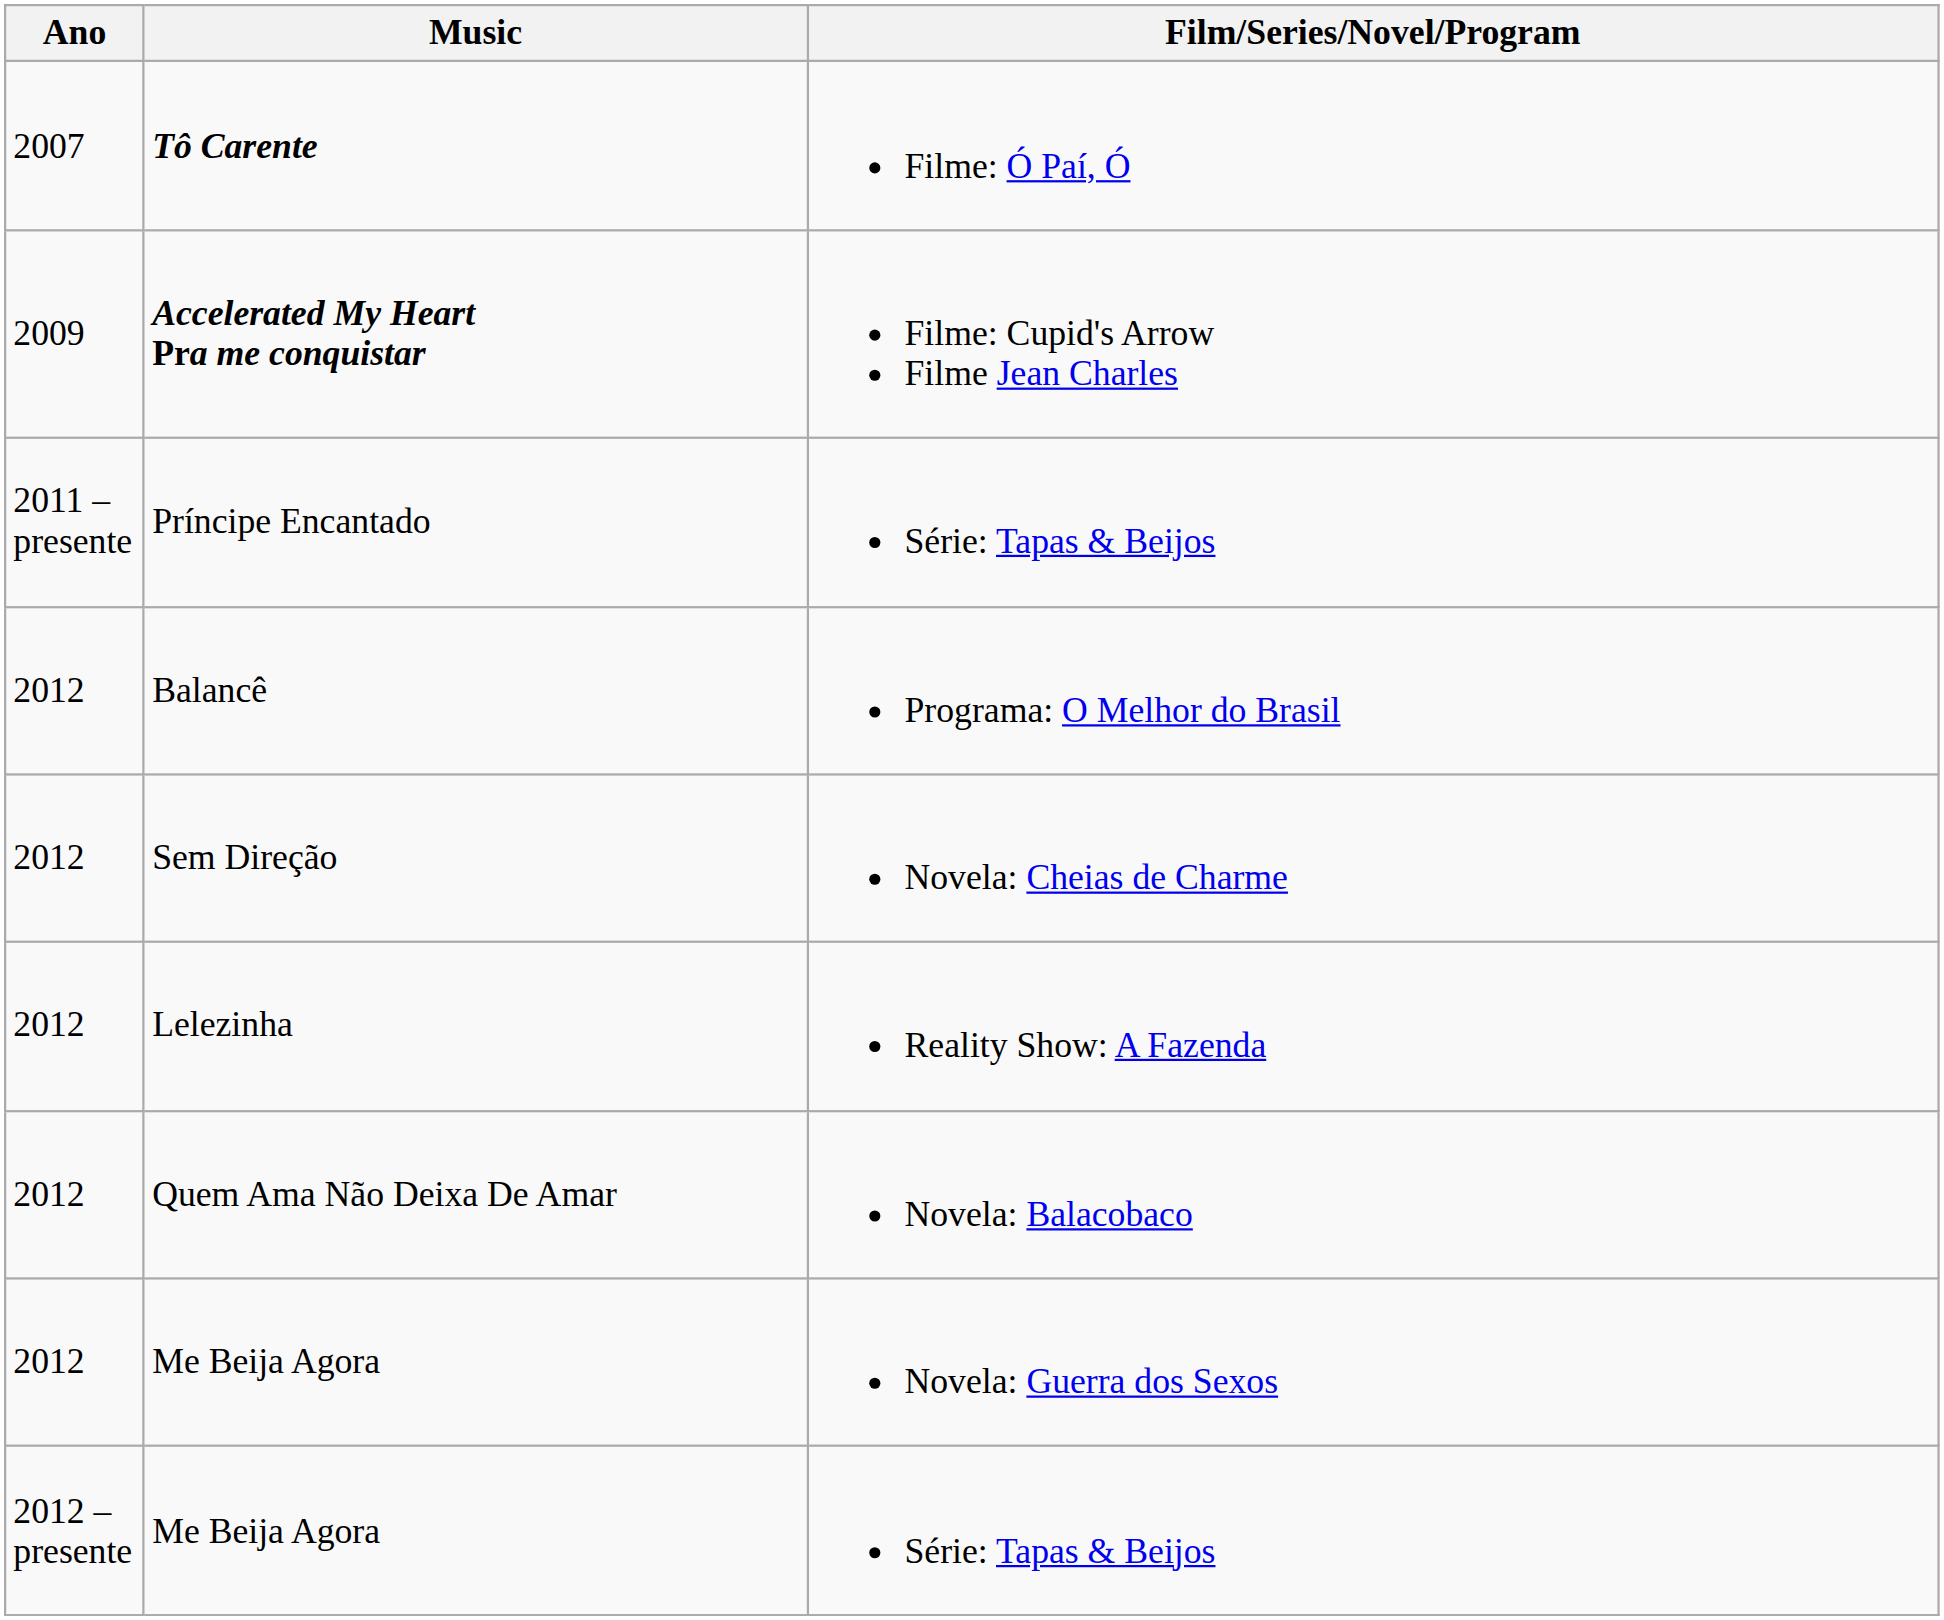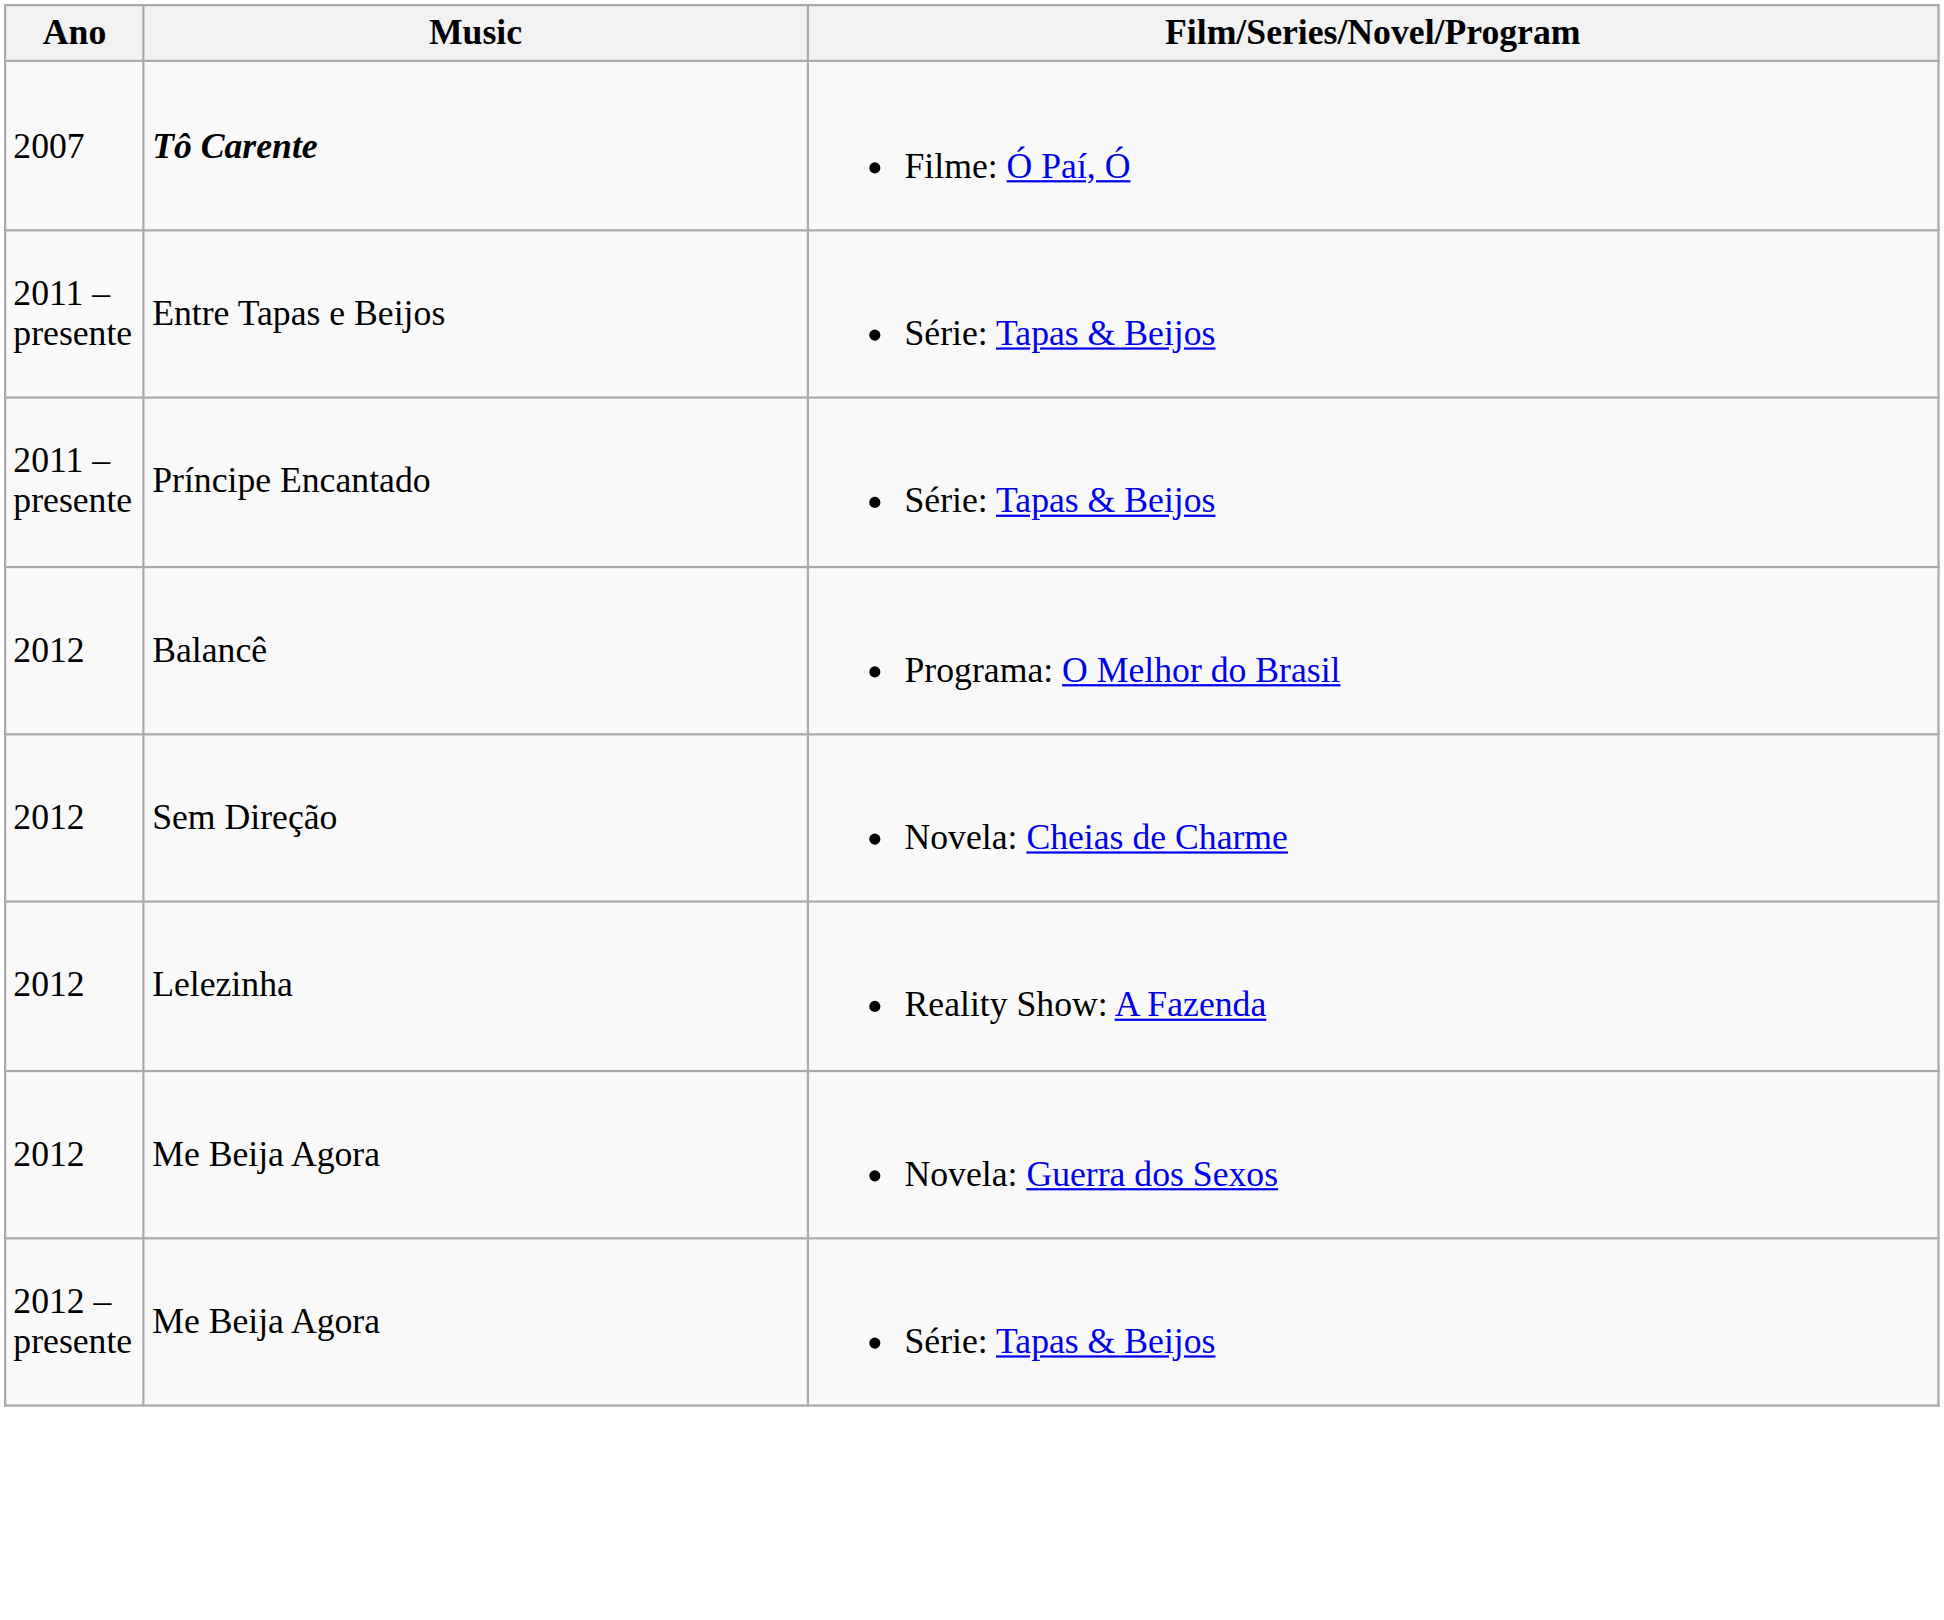- row: (314, 333)
+ row: (299, 313)
- row: (385, 1193)
